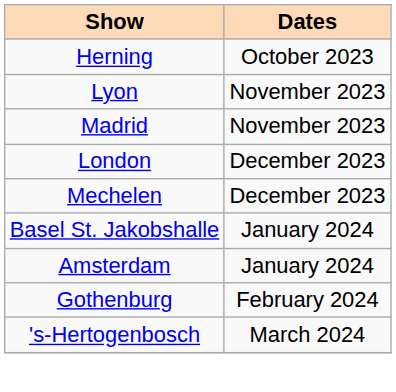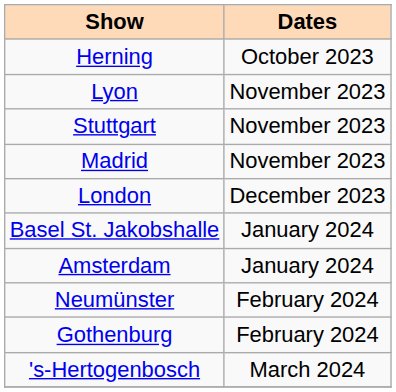+ row: (115, 126)
- row: (115, 195)
+ row: (115, 299)
